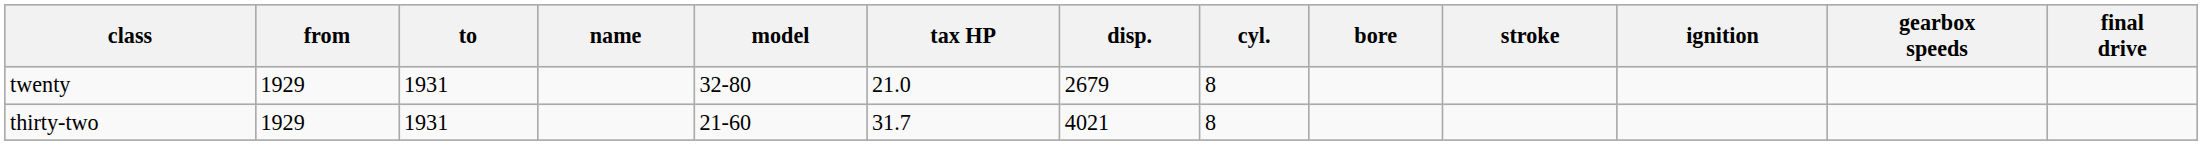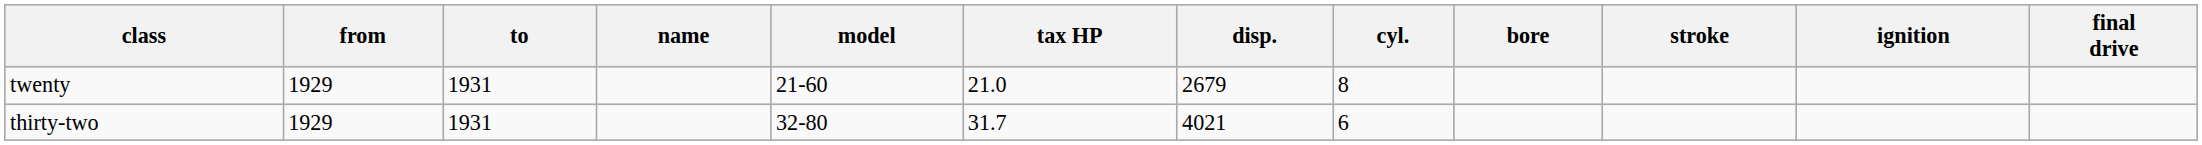- column: (1937, 35)
(725, 85) 32-80 -> (802, 85) 21-60
(725, 121) 21-60 -> (802, 121) 32-80
(1210, 121) 8 -> (1343, 121) 6
